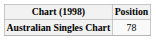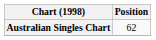(131, 27) 78 -> (131, 27) 62
